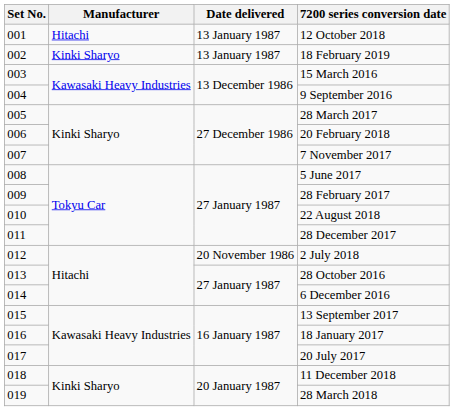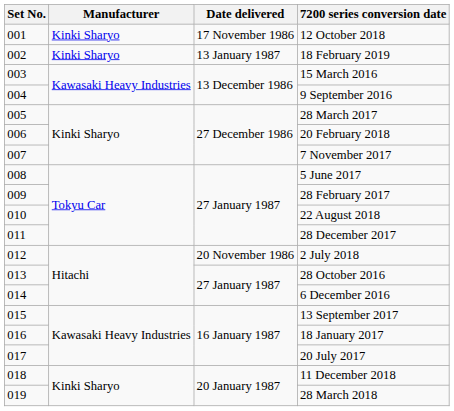(70, 34) Hitachi -> (86, 34) Kinki Sharyo
(238, 34) 13 January 1987 -> (245, 34) 17 November 1986
